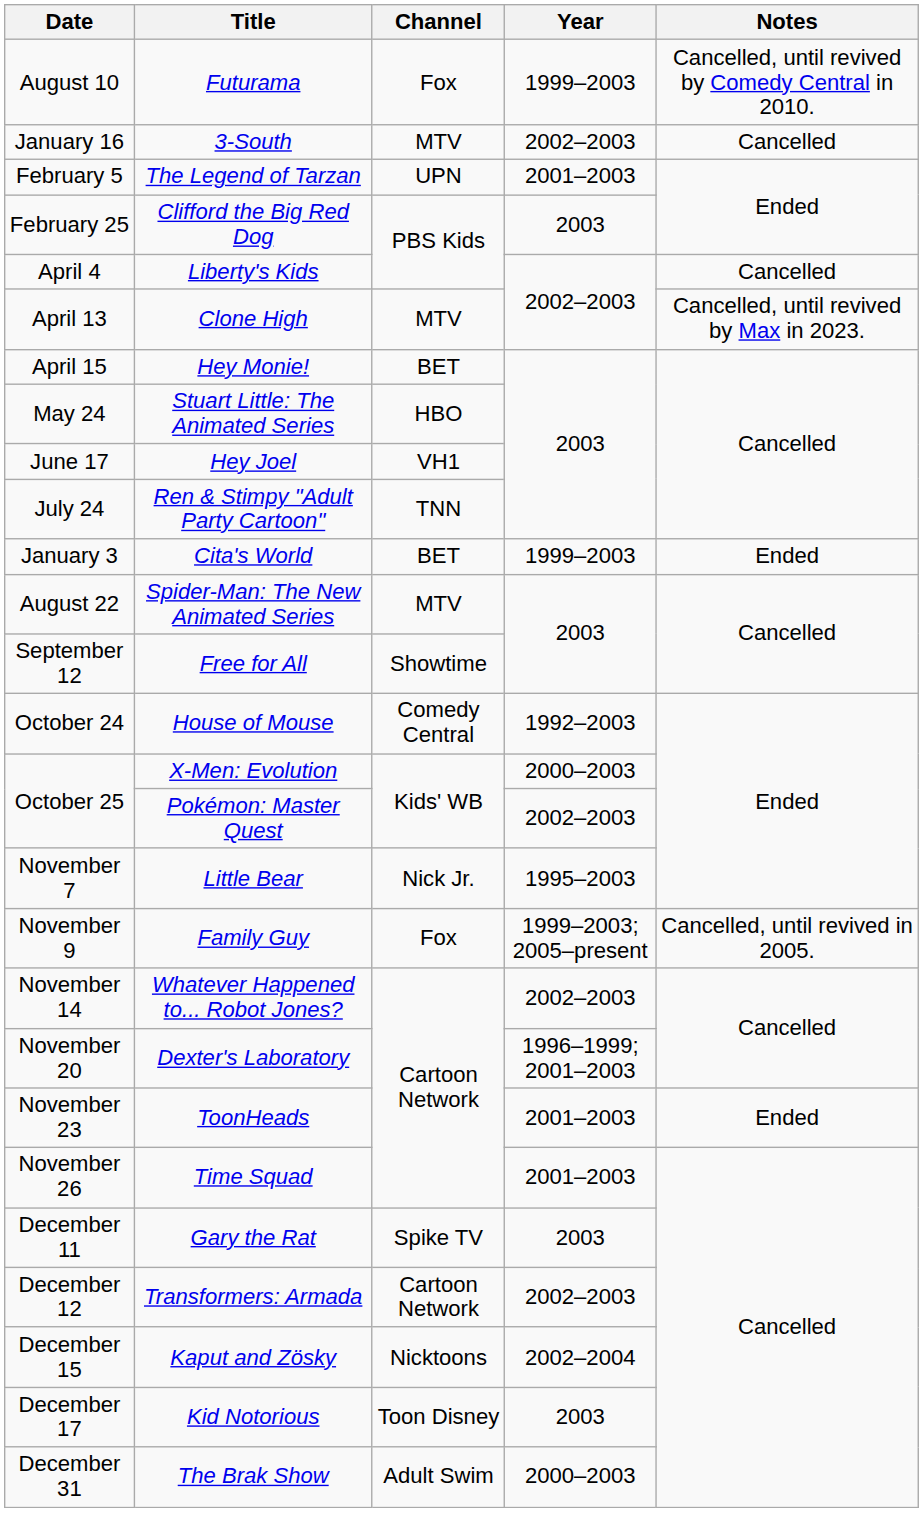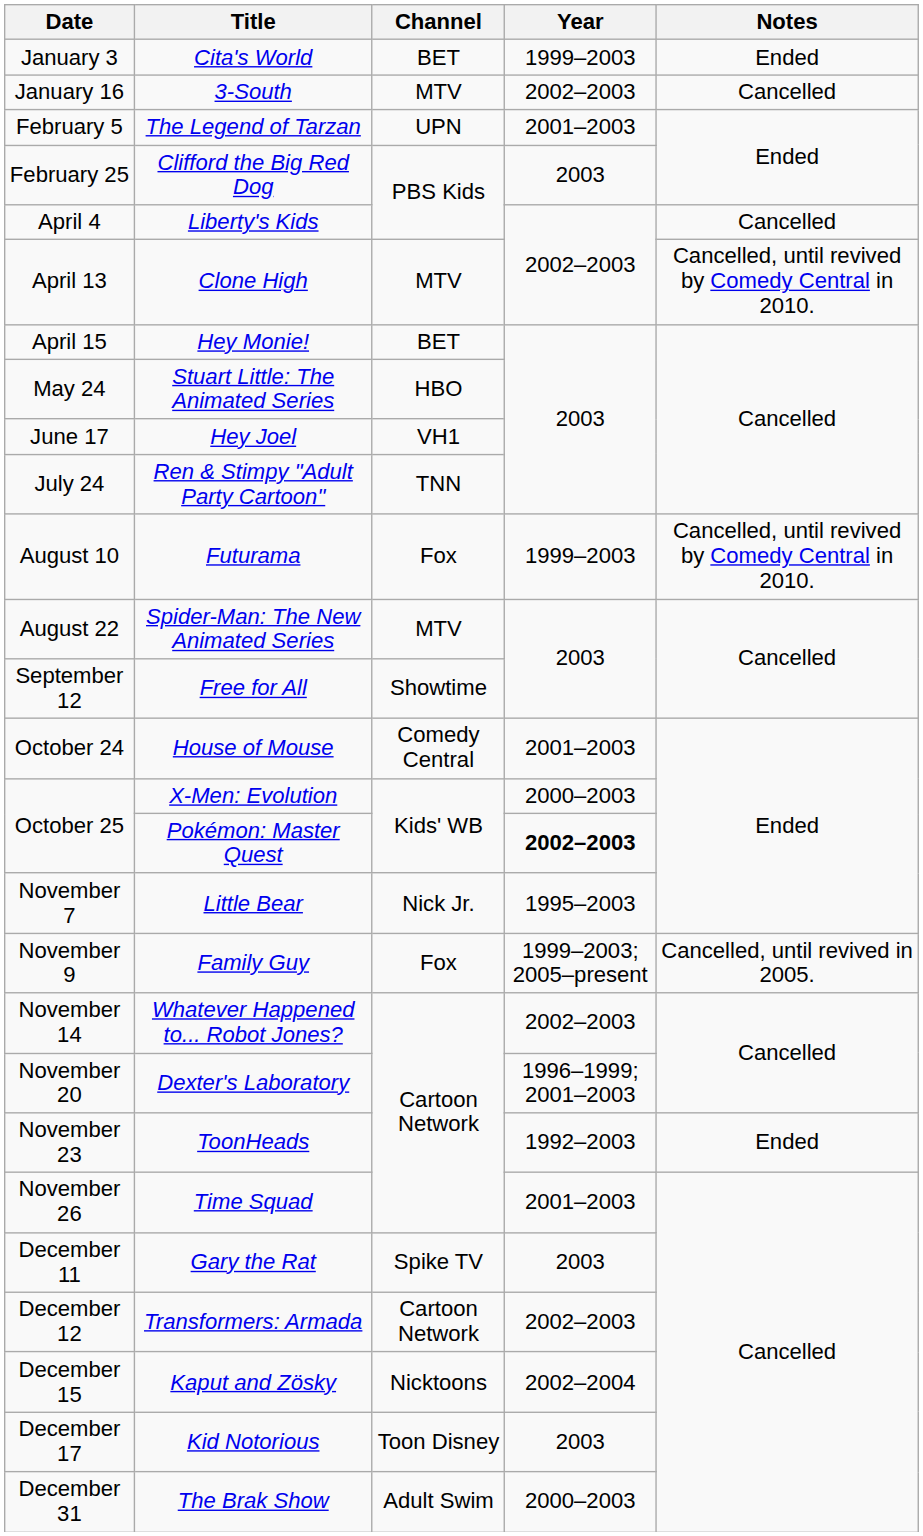rows swapped: (253, 556) <-> (253, 81)
(787, 319) Cancelled, until revived by Max in 2023. -> (787, 281) Cancelled, until revived by Comedy Central in 2010.
(580, 723) 1992–2003 -> (580, 748) 2001–2003
(580, 818) normal -> (580, 843) bold
(580, 1117) 2001–2003 -> (580, 1142) 1992–2003
